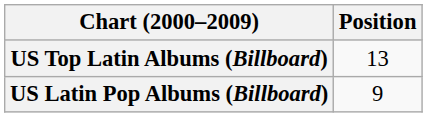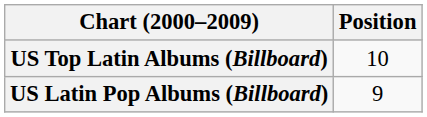(378, 58) 13 -> (378, 58) 10
